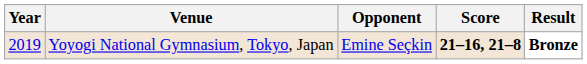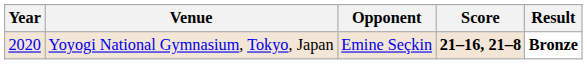(25, 45) 2019 -> (25, 45) 2020
